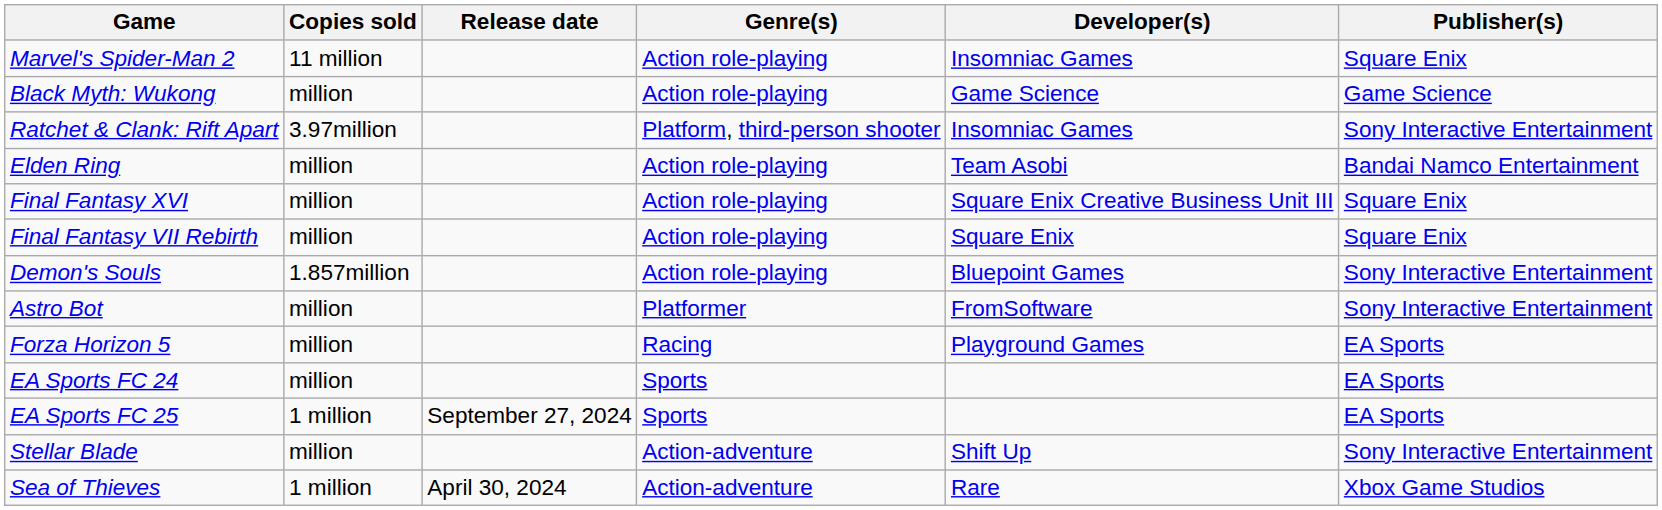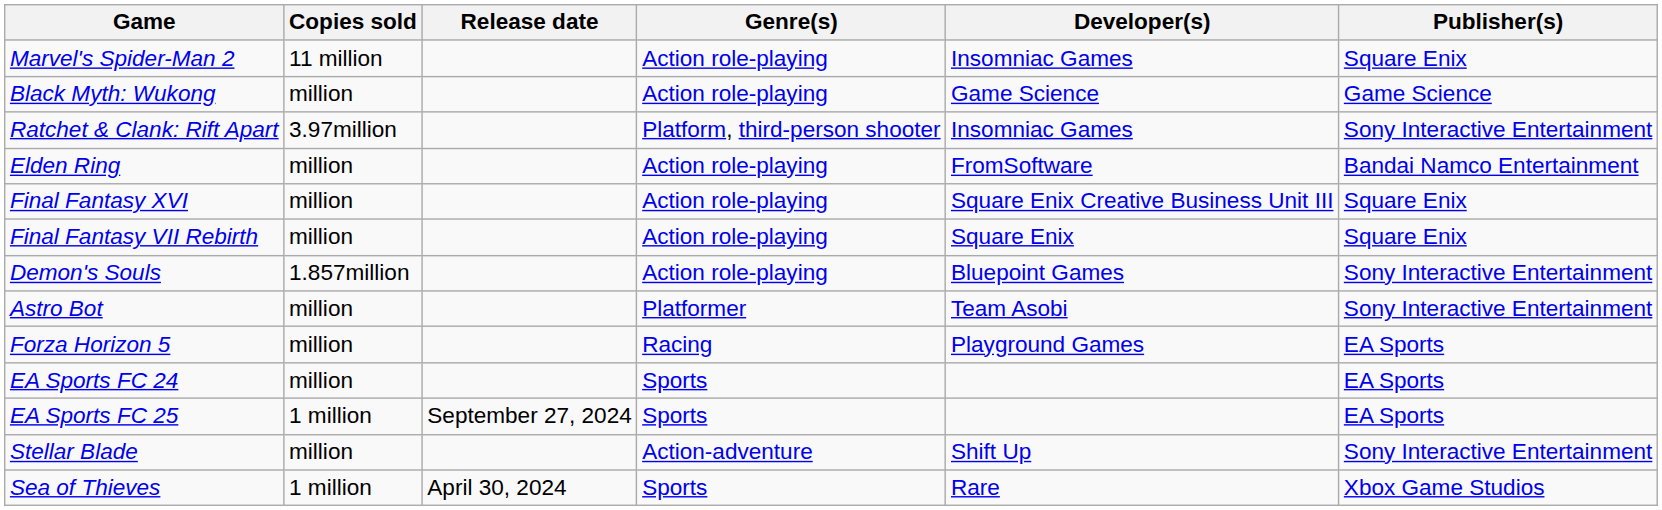(1009, 165) Team Asobi -> (1022, 165) FromSoftware
(1022, 308) FromSoftware -> (1009, 308) Team Asobi
(727, 487) Action-adventure -> (675, 487) Sports
